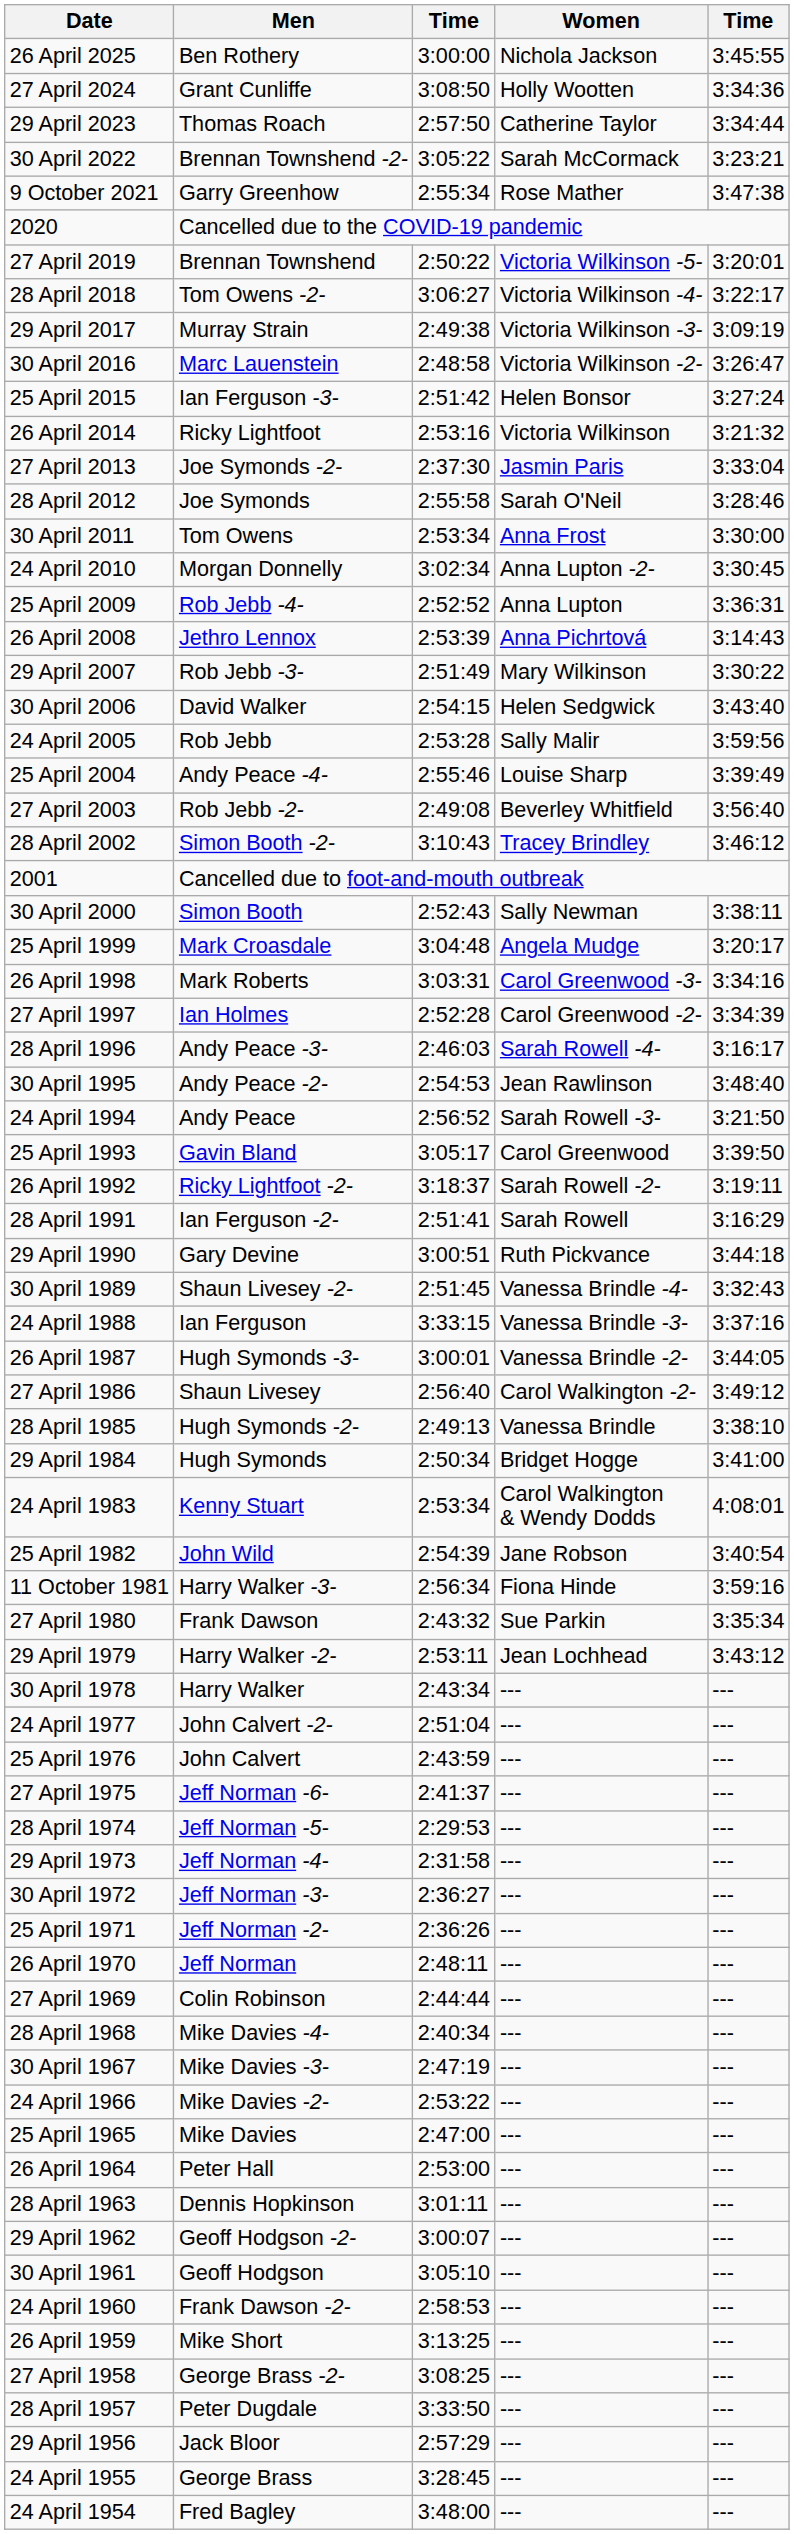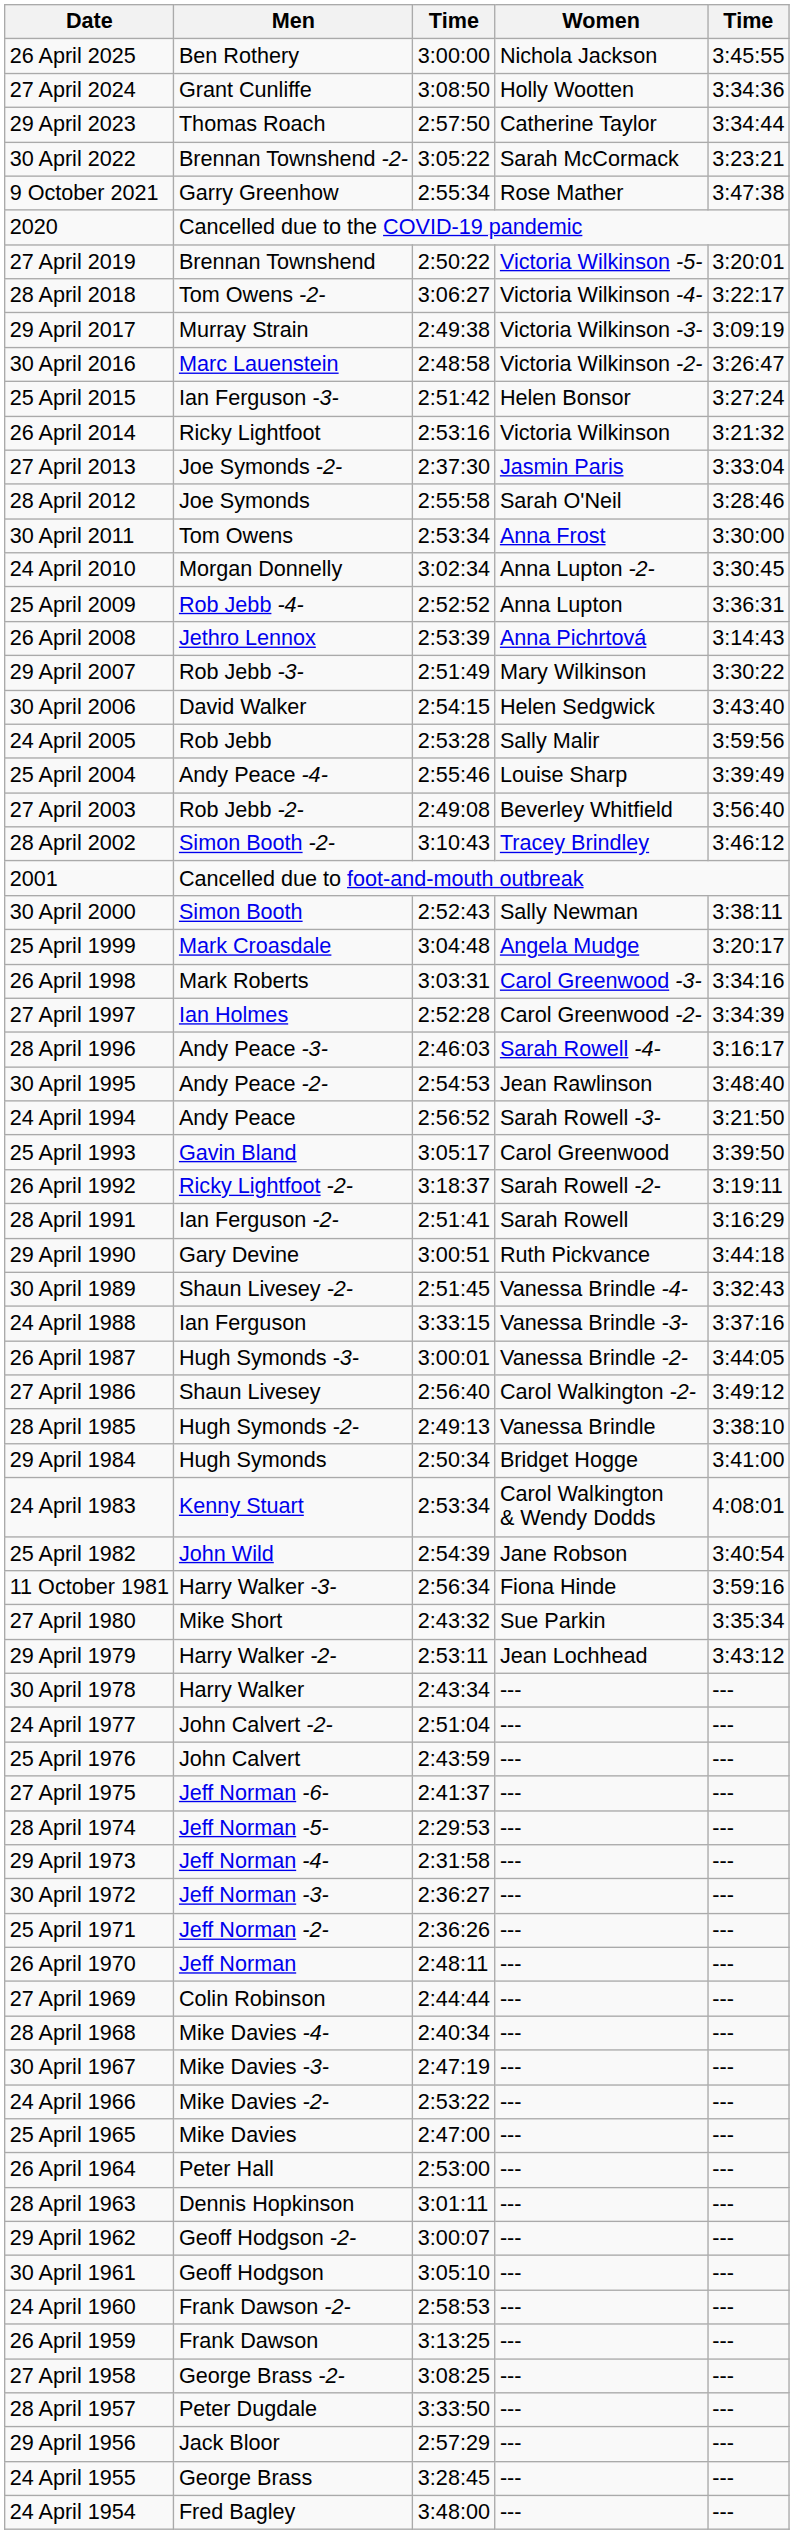(249, 1621) Frank Dawson -> (231, 1621) Mike Short
(231, 2341) Mike Short -> (249, 2341) Frank Dawson
